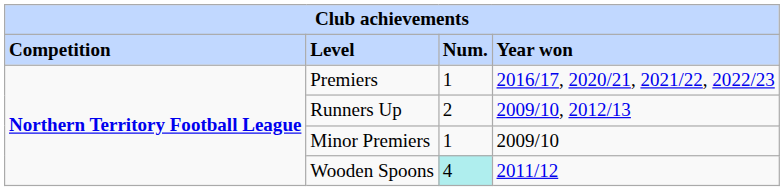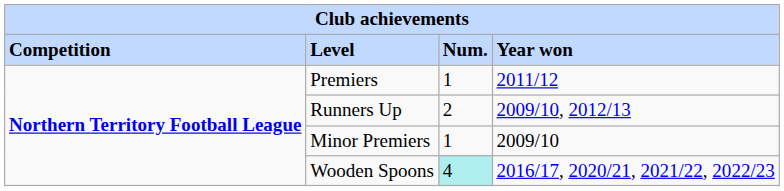(636, 79) 2016/17, 2020/21, 2021/22, 2022/23 -> (527, 79) 2011/12
(527, 170) 2011/12 -> (636, 170) 2016/17, 2020/21, 2021/22, 2022/23
